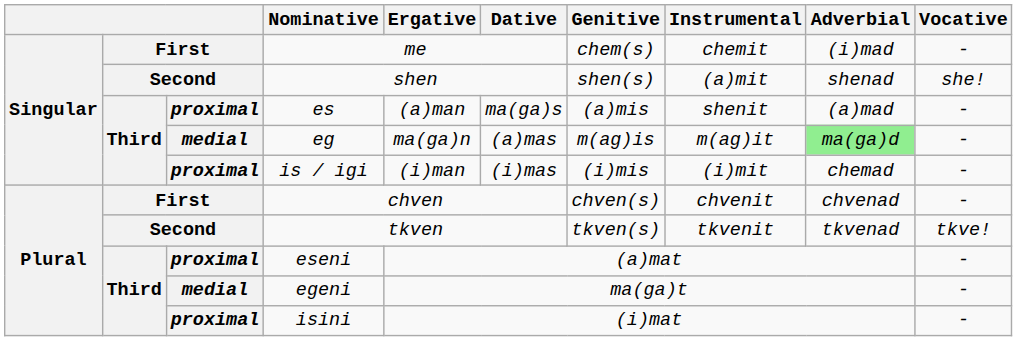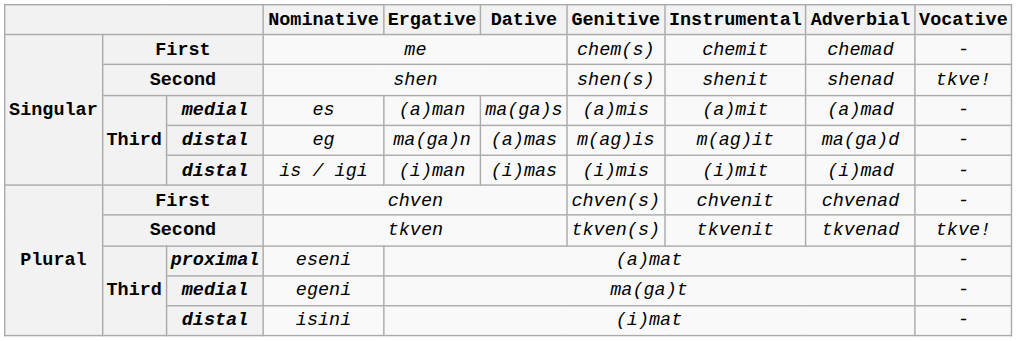(860, 50) (i)mad -> (860, 50) chemad
(735, 80) (a)mit -> (735, 80) shenit
(963, 80) she! -> (963, 80) tkve!
(215, 110) proximal -> (215, 110) medial
(735, 110) shenit -> (735, 110) (a)mit
(215, 140) medial -> (215, 140) distal
(860, 140) lightgreen background -> (860, 140) no background
(215, 170) proximal -> (215, 170) distal
(860, 170) chemad -> (860, 170) (i)mad
(215, 321) proximal -> (215, 321) distal
